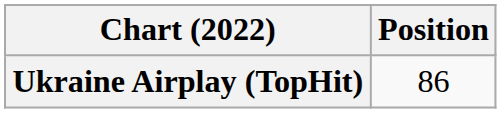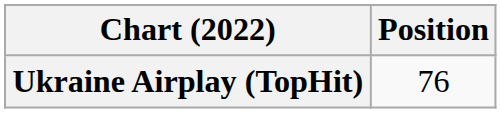(433, 81) 86 -> (433, 81) 76
